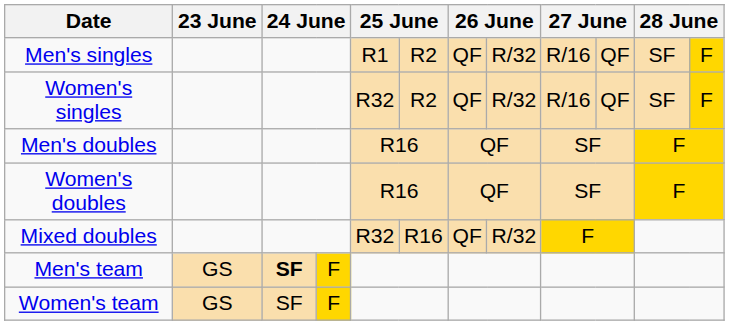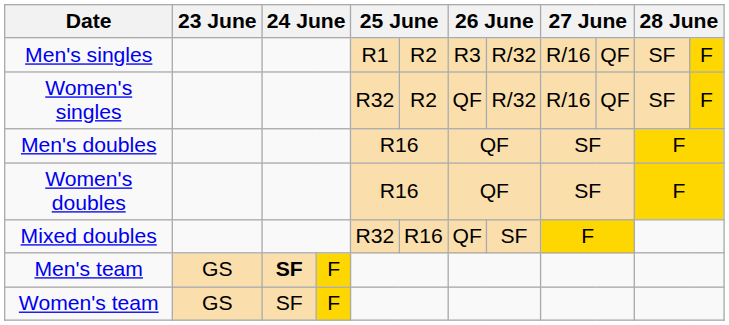(467, 54) QF -> (467, 54) R3
(514, 236) R/32 -> (514, 236) SF
